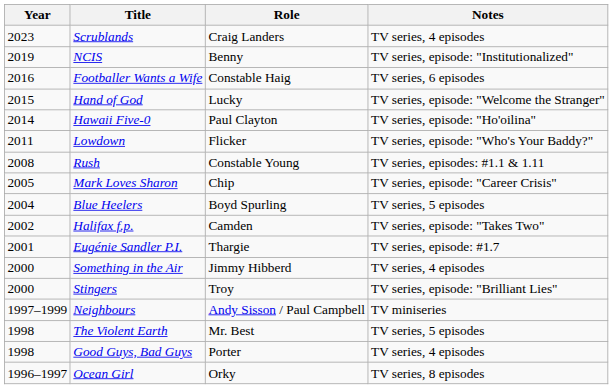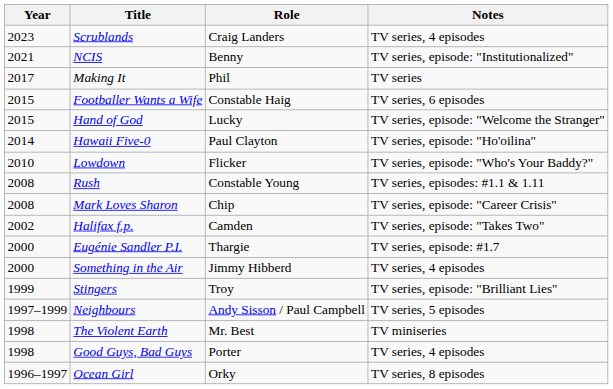(21, 57) 2019 -> (21, 57) 2021
+ row: (99, 78)
(21, 78) 2016 -> (21, 99) 2015
(21, 141) 2011 -> (21, 162) 2010
(21, 183) 2005 -> (21, 204) 2008
- row: (108, 204)
(21, 246) 2001 -> (21, 246) 2000
(21, 288) 2000 -> (21, 288) 1999
(409, 309) TV miniseries -> (428, 309) TV series, 5 episodes
(428, 330) TV series, 5 episodes -> (409, 330) TV miniseries
